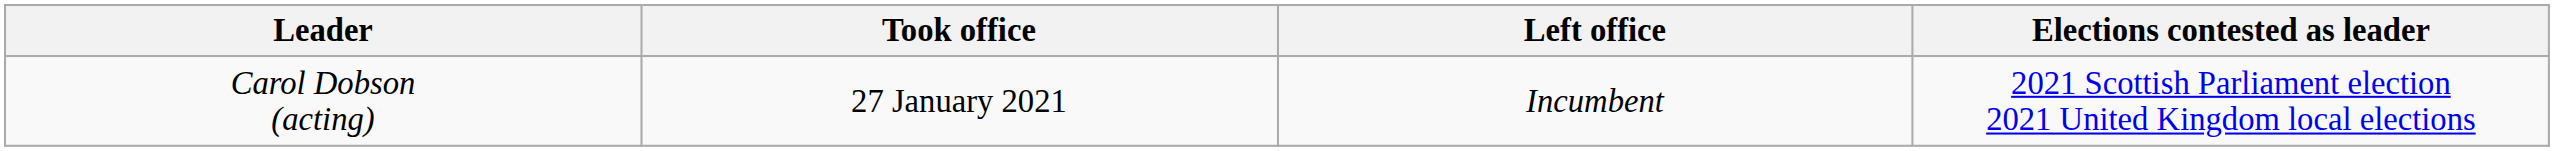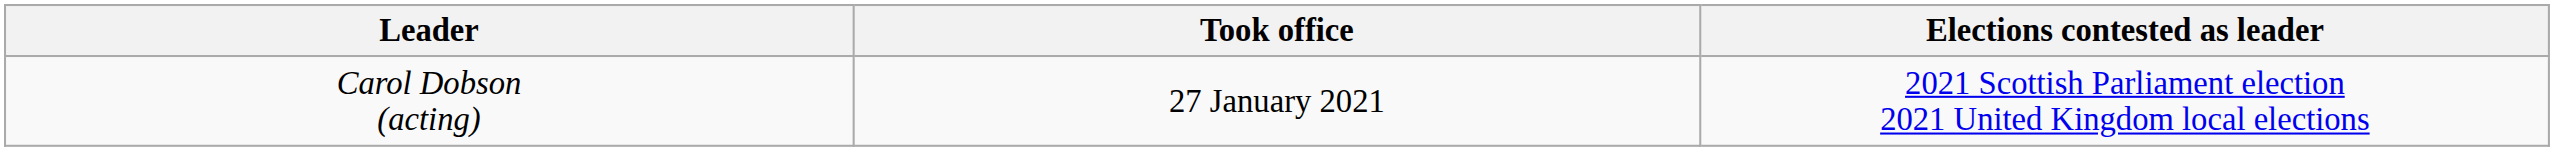- column: (1595, 30)
